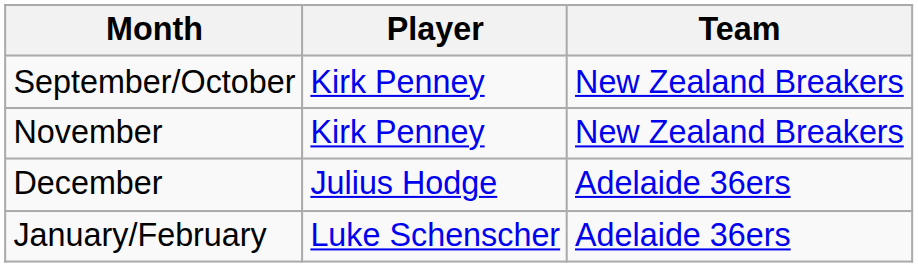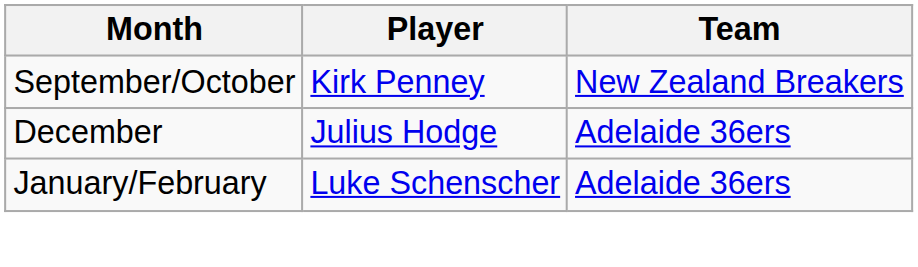- row: (88, 132)
